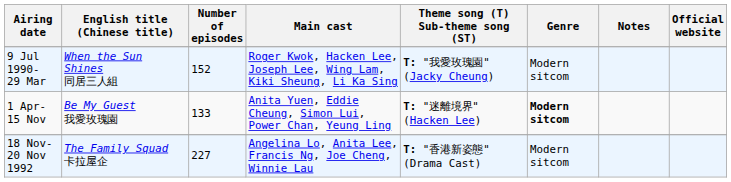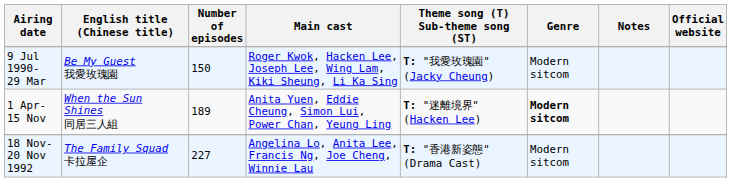(103, 69) When the Sun Shines 同居三人組 -> (100, 67) Be My Guest 我愛玫瑰園
(201, 69) 152 -> (201, 68) 150
(100, 112) Be My Guest 我愛玫瑰園 -> (103, 111) When the Sun Shines 同居三人組
(201, 113) 133 -> (201, 112) 189
